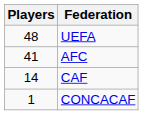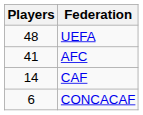(31, 99) 1 -> (31, 99) 6
